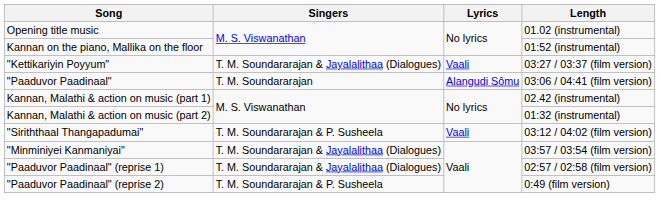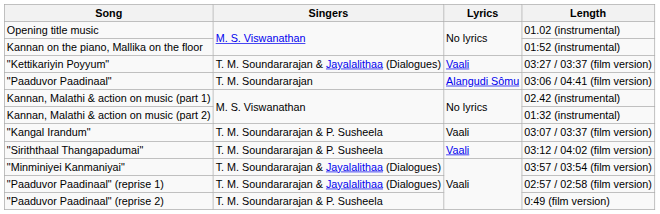+ row: (49, 133)
